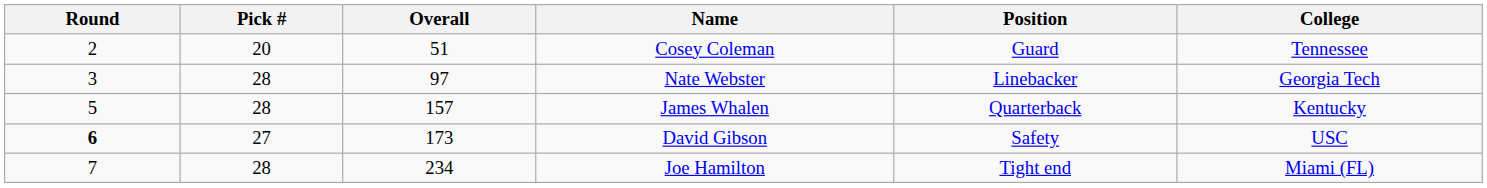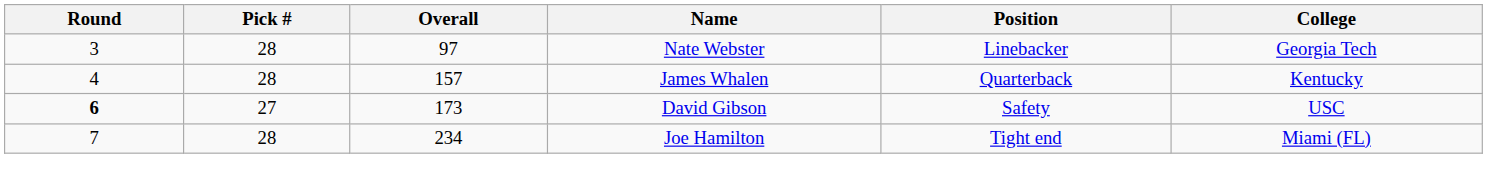- row: (715, 49)
(92, 108) 5 -> (94, 78) 4
